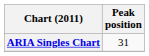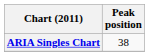(123, 42) 31 -> (123, 42) 38
